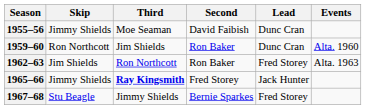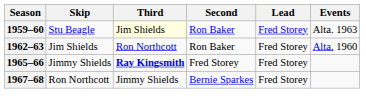- row: (25, 29)
(79, 46) Ron Northcott -> (72, 29) Stu Beagle
(140, 46) no background -> (140, 29) lightyellow background
(281, 46) Dunc Cran -> (283, 29) Fred Storey
(336, 46) Alta. 1960 -> (335, 29) Alta. 1963
(336, 63) Alta. 1963 -> (335, 46) Alta. 1960
(284, 79) Jack Hunter -> (283, 63) Fred Storey
(72, 96) Stu Beagle -> (79, 79) Ron Northcott
